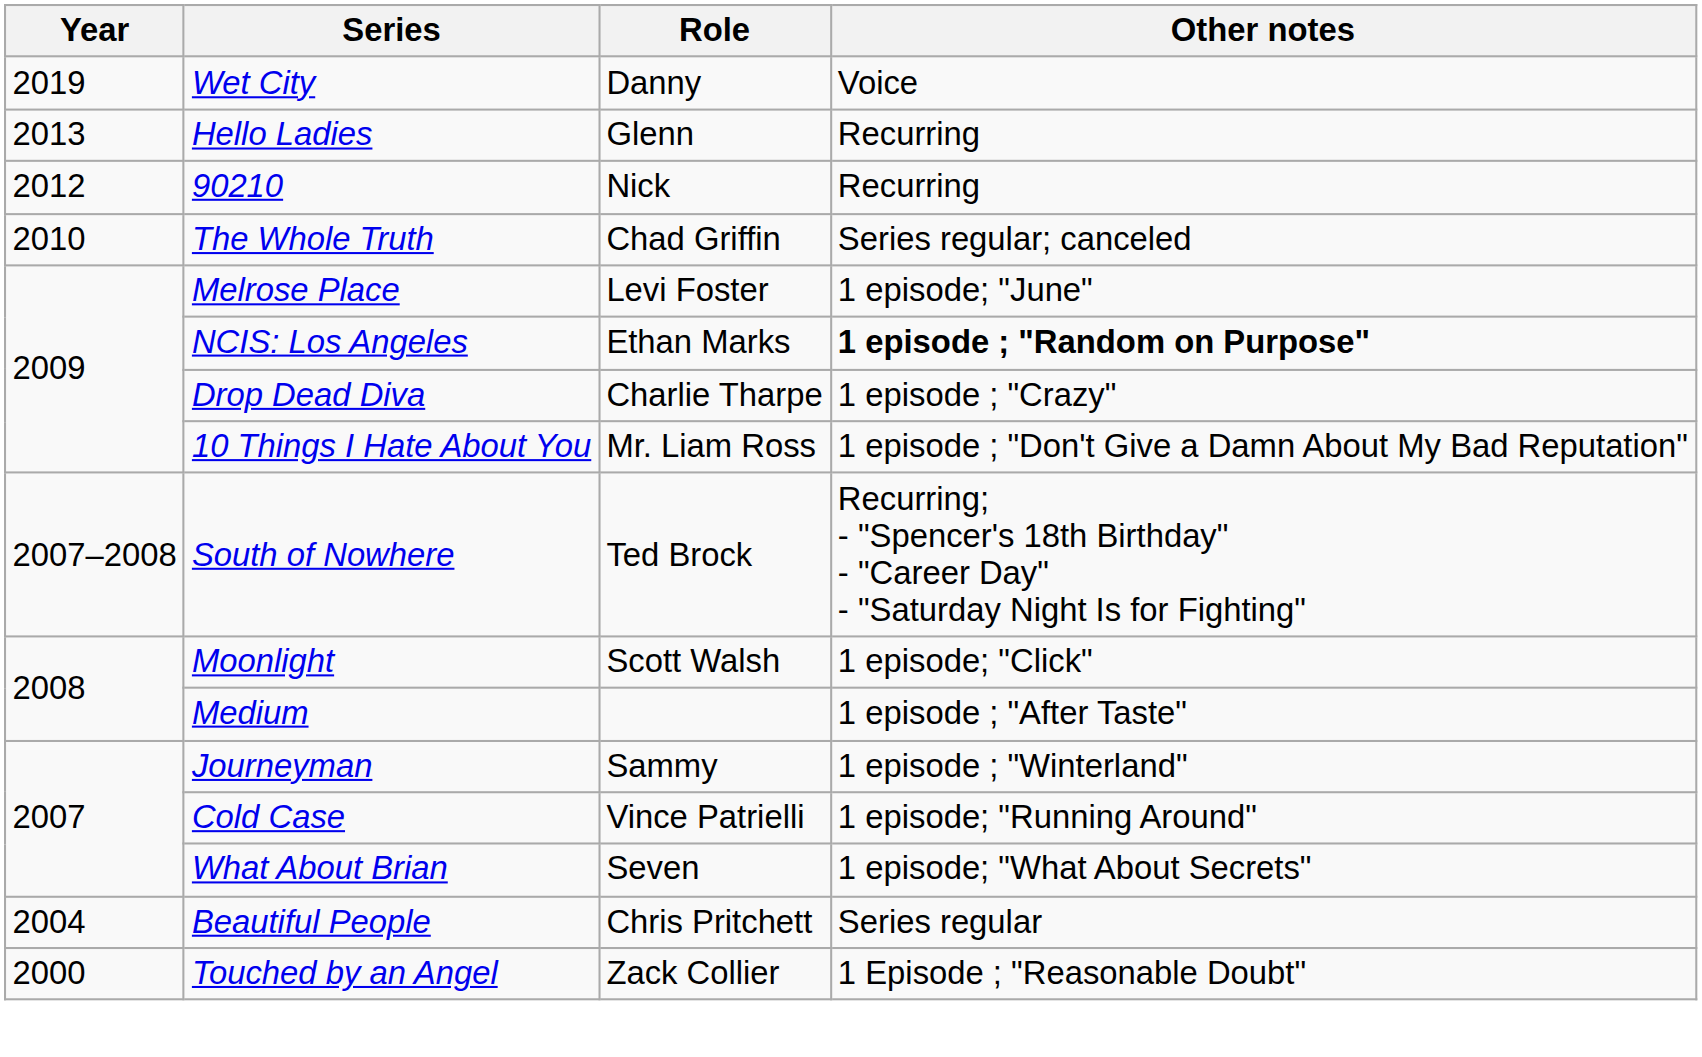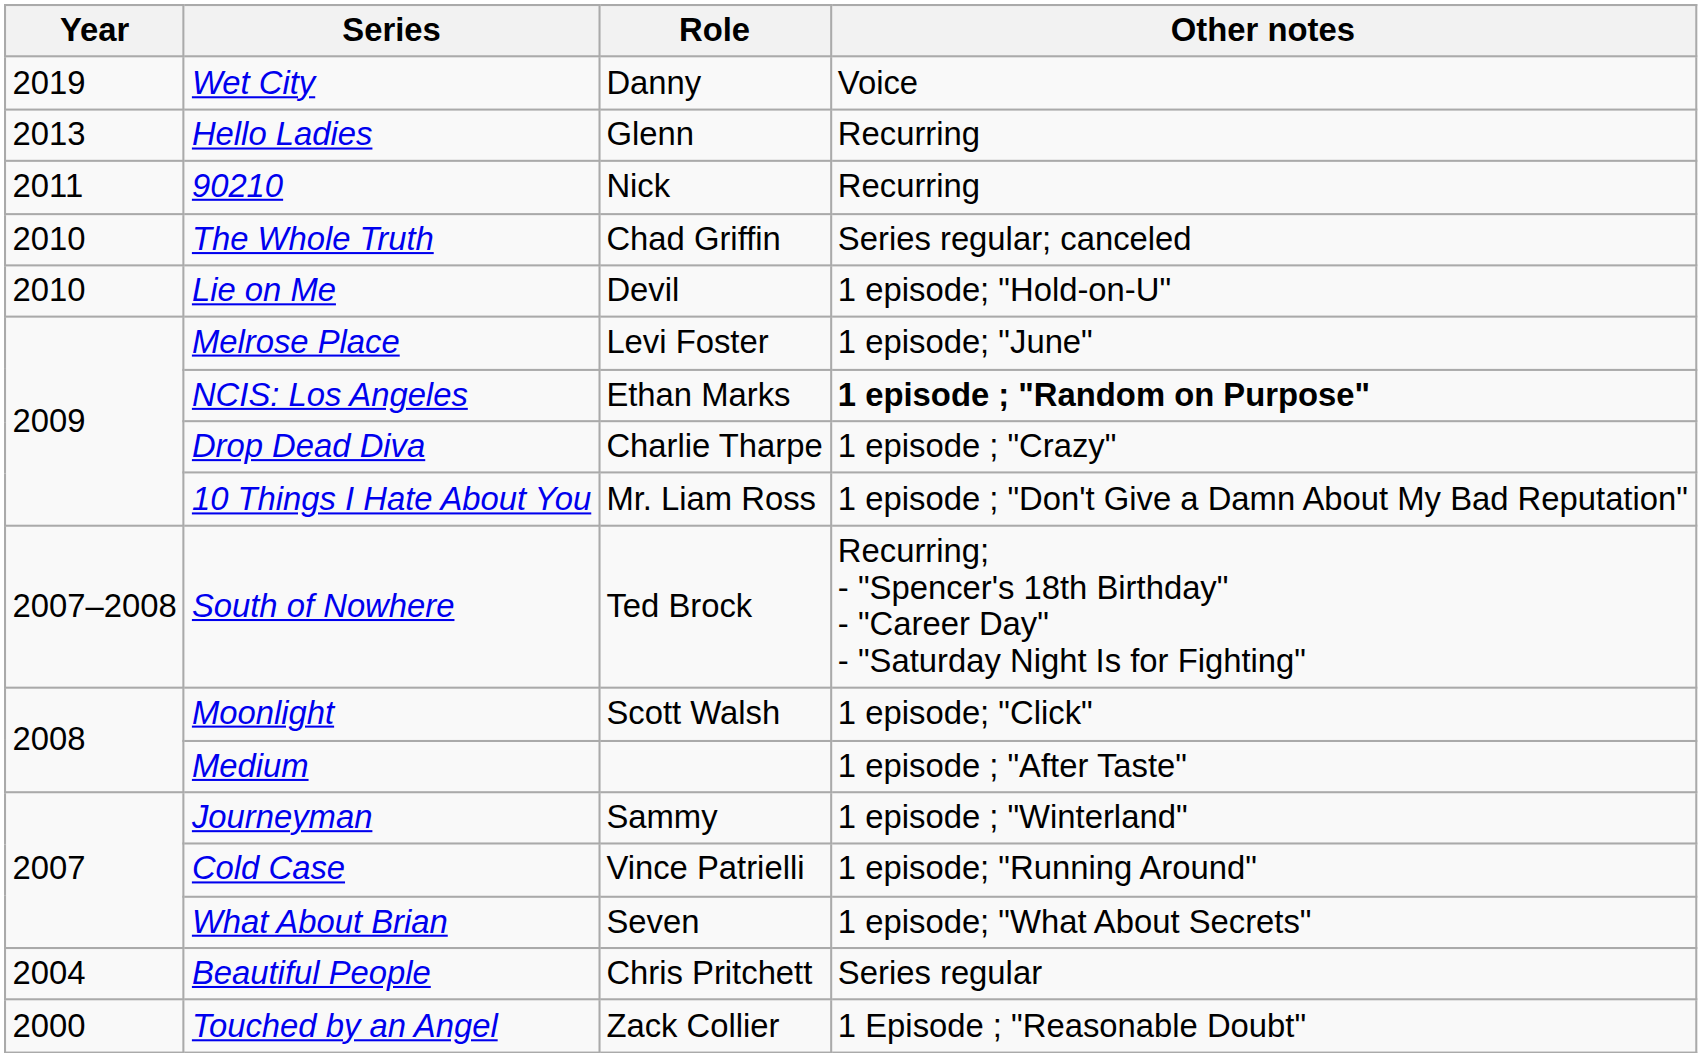(49, 186) 2012 -> (48, 186) 2011
+ row: (264, 290)
